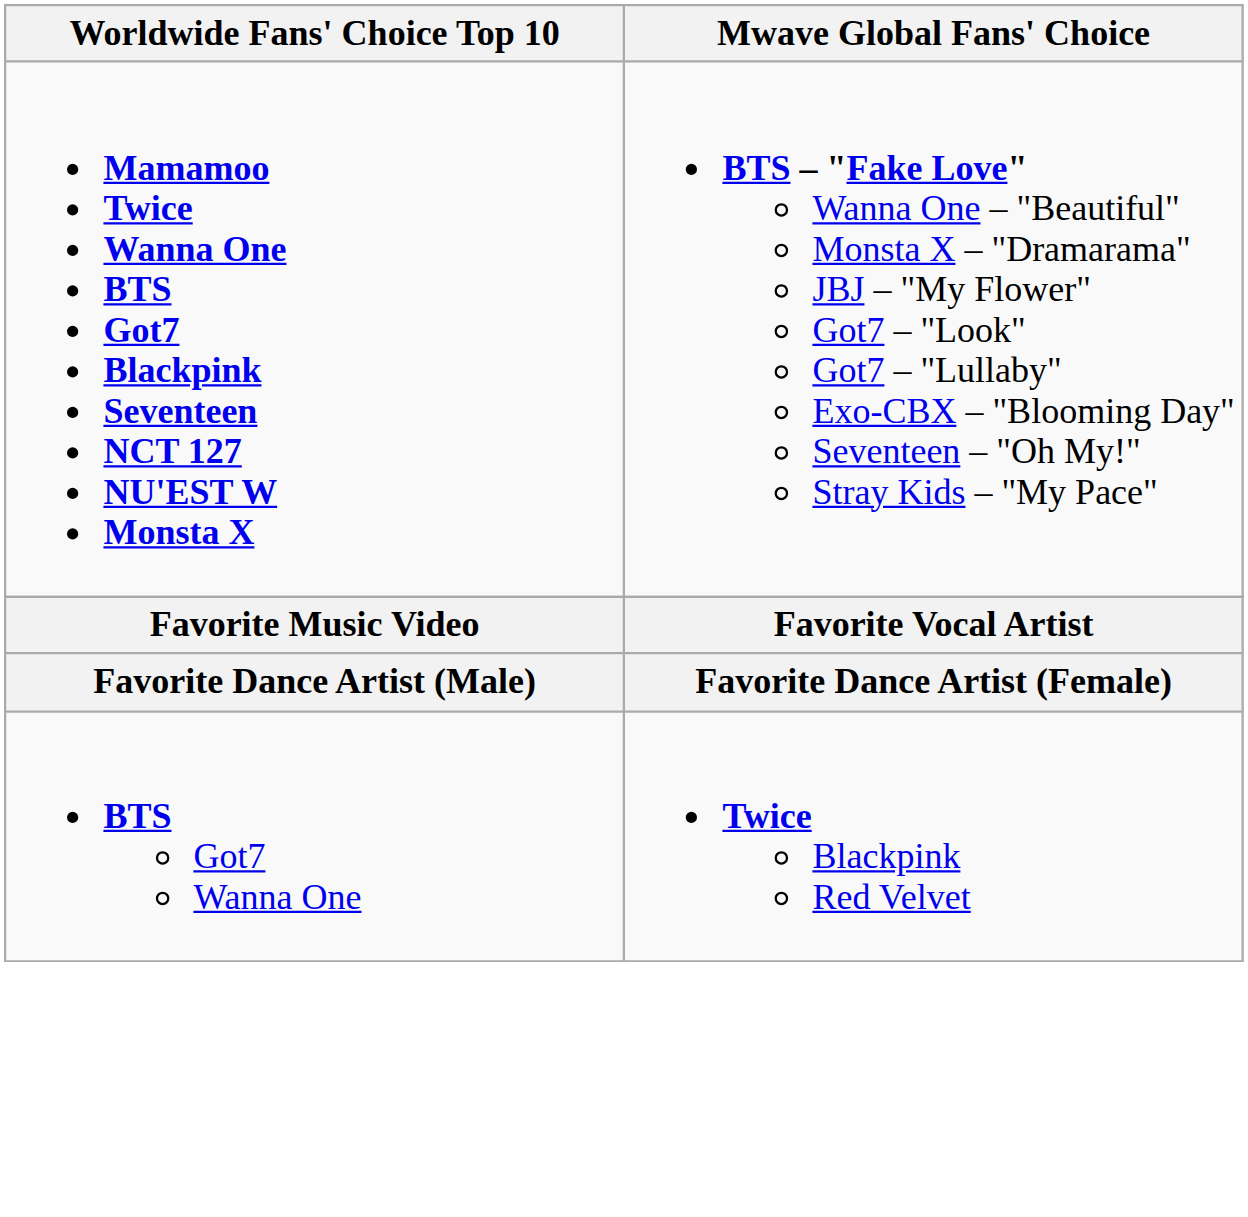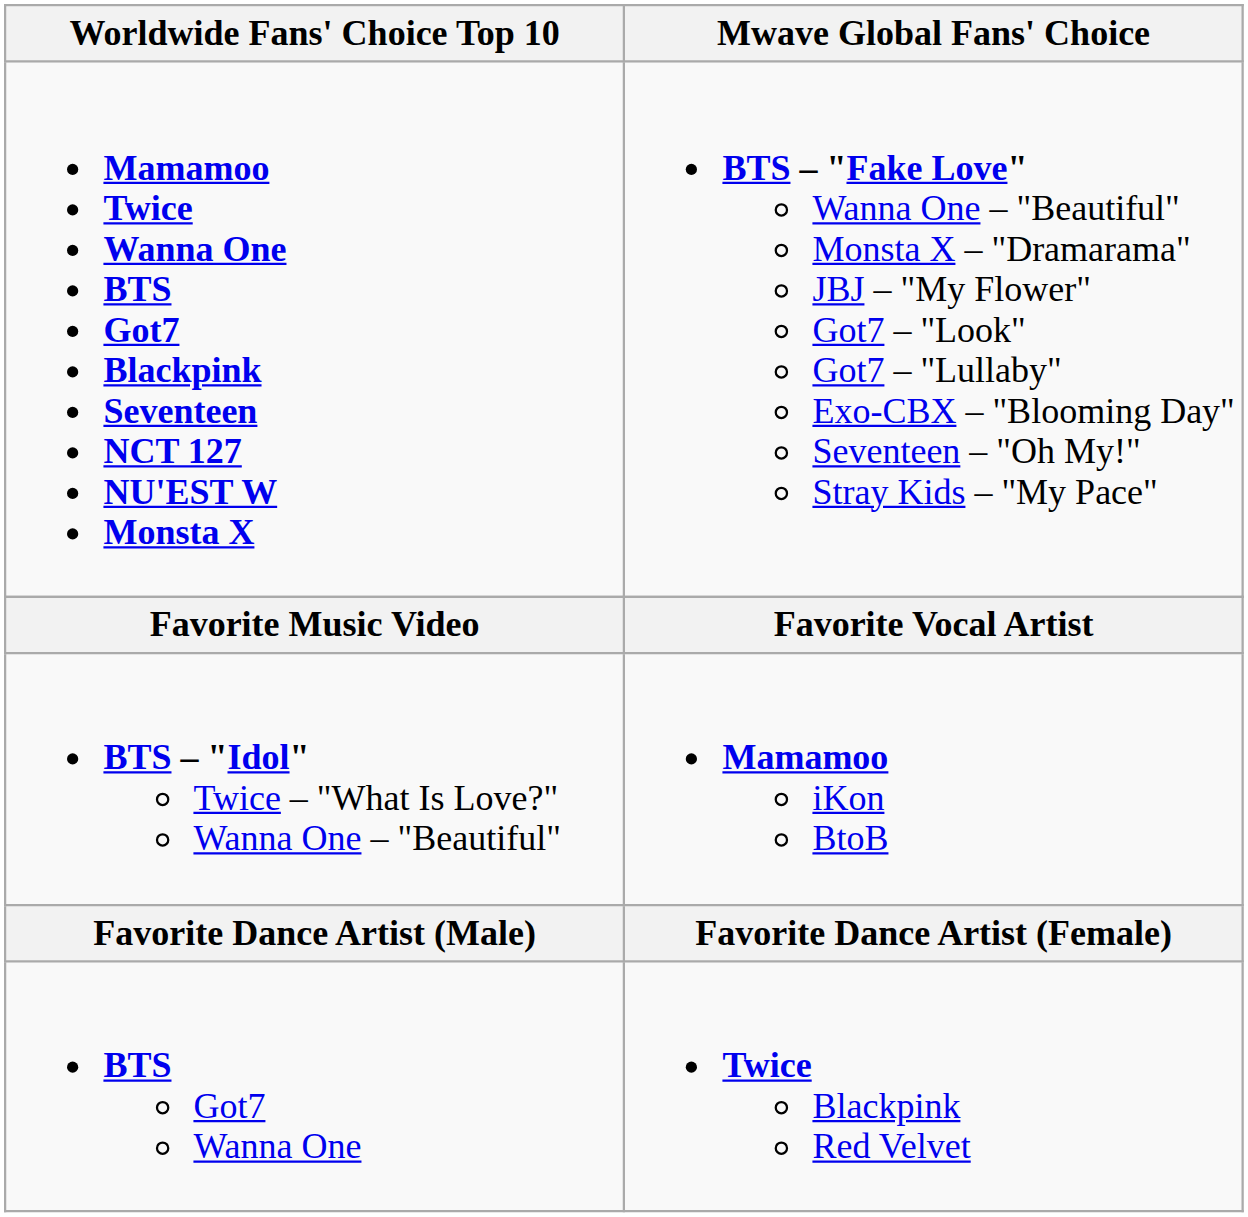+ row: (315, 799)
